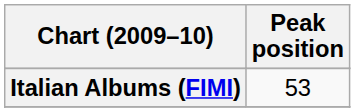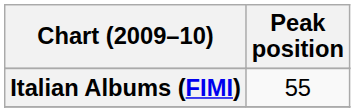(298, 87) 53 -> (298, 87) 55
